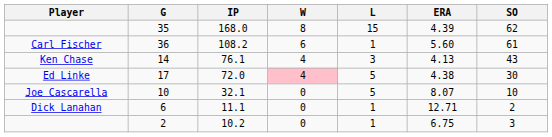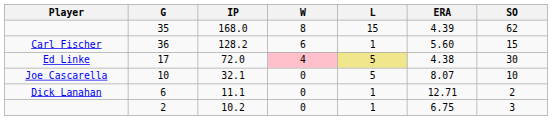(233, 44) 108.2 -> (233, 44) 128.2
(512, 44) 61 -> (512, 44) 15
- row: (163, 60)
(373, 76) no background -> (373, 60) khaki background
